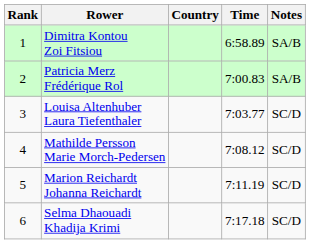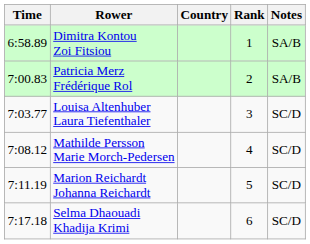columns swapped: (23, 14) <-> (245, 14)
